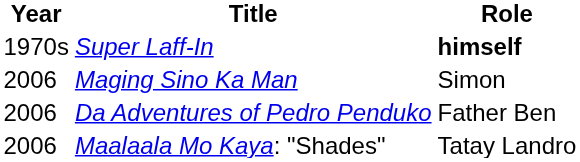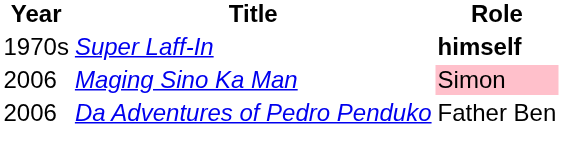(472, 79) no background -> (472, 79) pink background
- row: (230, 145)
